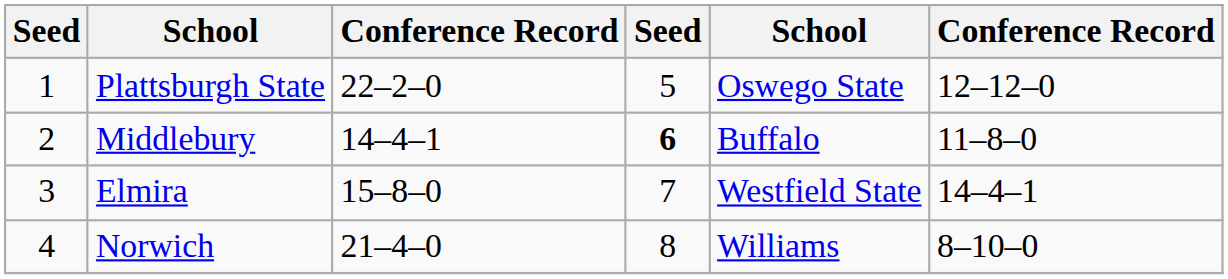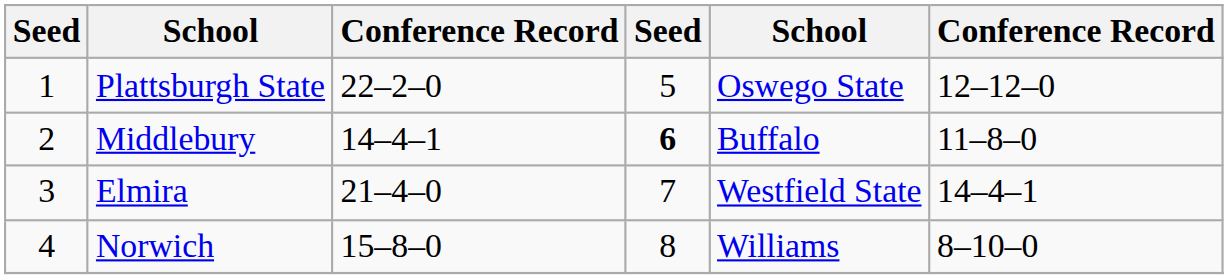(391, 191) 15–8–0 -> (391, 191) 21–4–0
(391, 245) 21–4–0 -> (391, 245) 15–8–0
